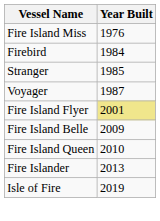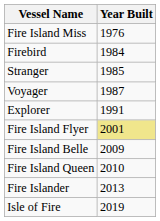+ row: (28, 110)
